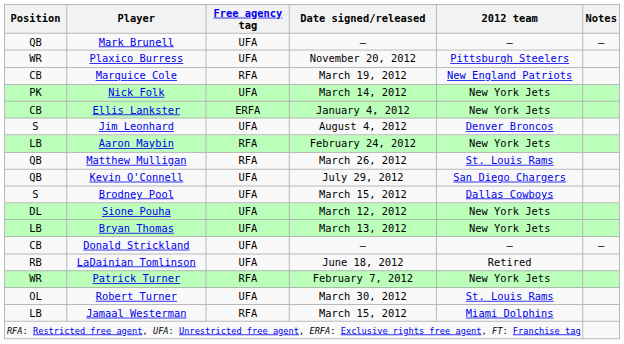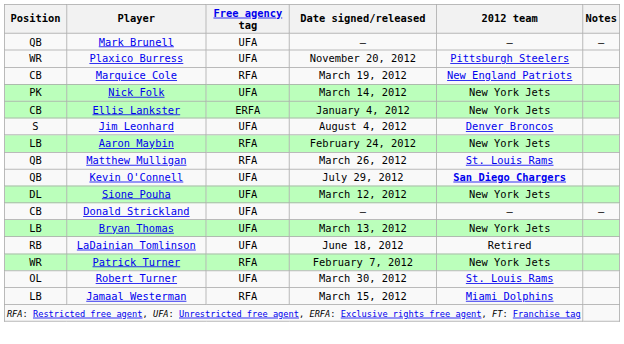(510, 177) normal -> (510, 177) bold
- row: (136, 194)
rows swapped: (136, 245) <-> (136, 228)
